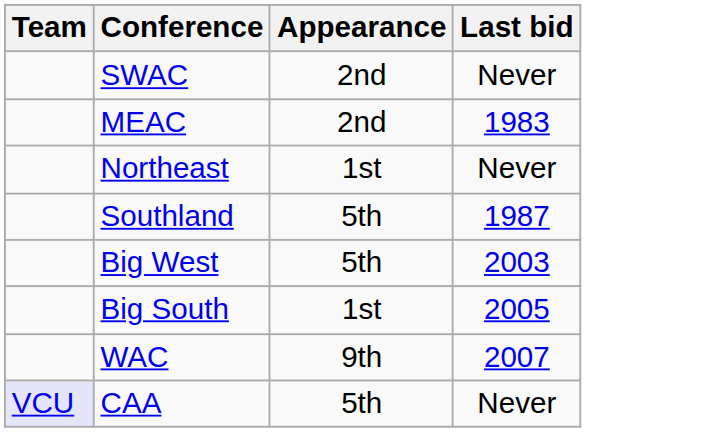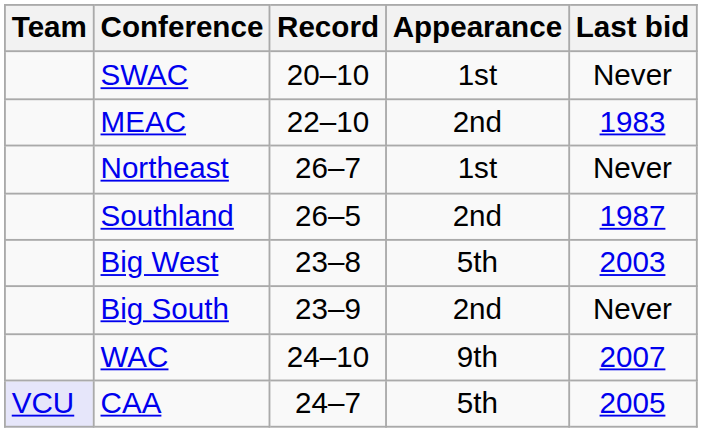+ column: (328, 27)
(362, 74) 2nd -> (477, 74) 1st
(362, 215) 5th -> (477, 215) 2nd
(362, 309) 1st -> (477, 309) 2nd
(517, 309) 2005 -> (632, 309) Never
(517, 403) Never -> (632, 403) 2005
